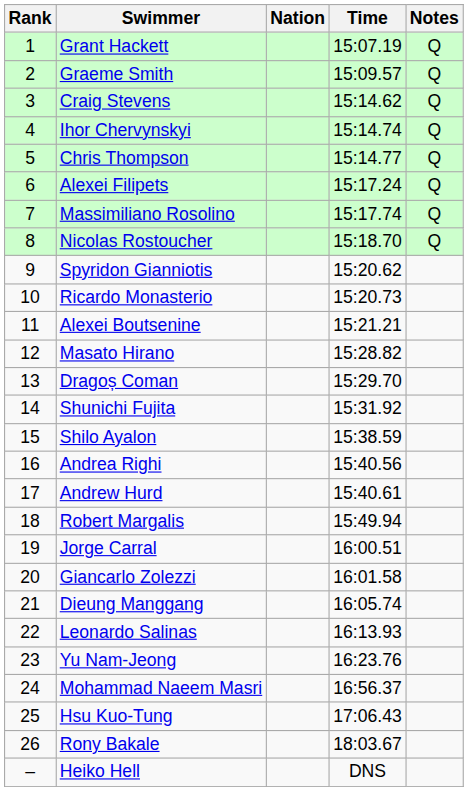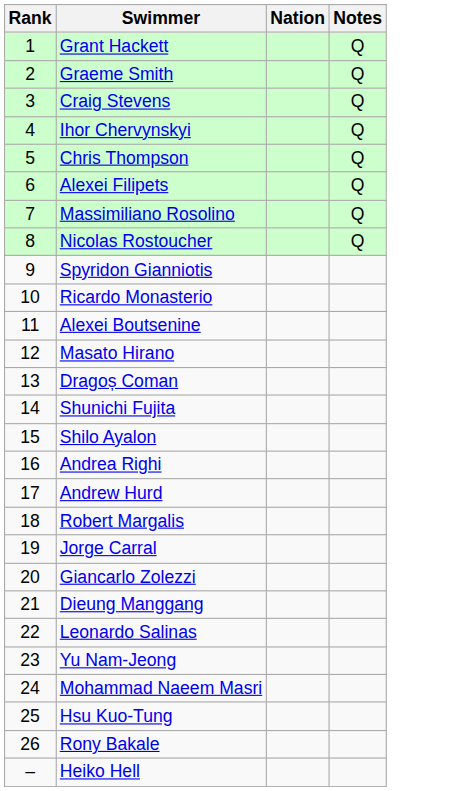- column: (367, 18)
